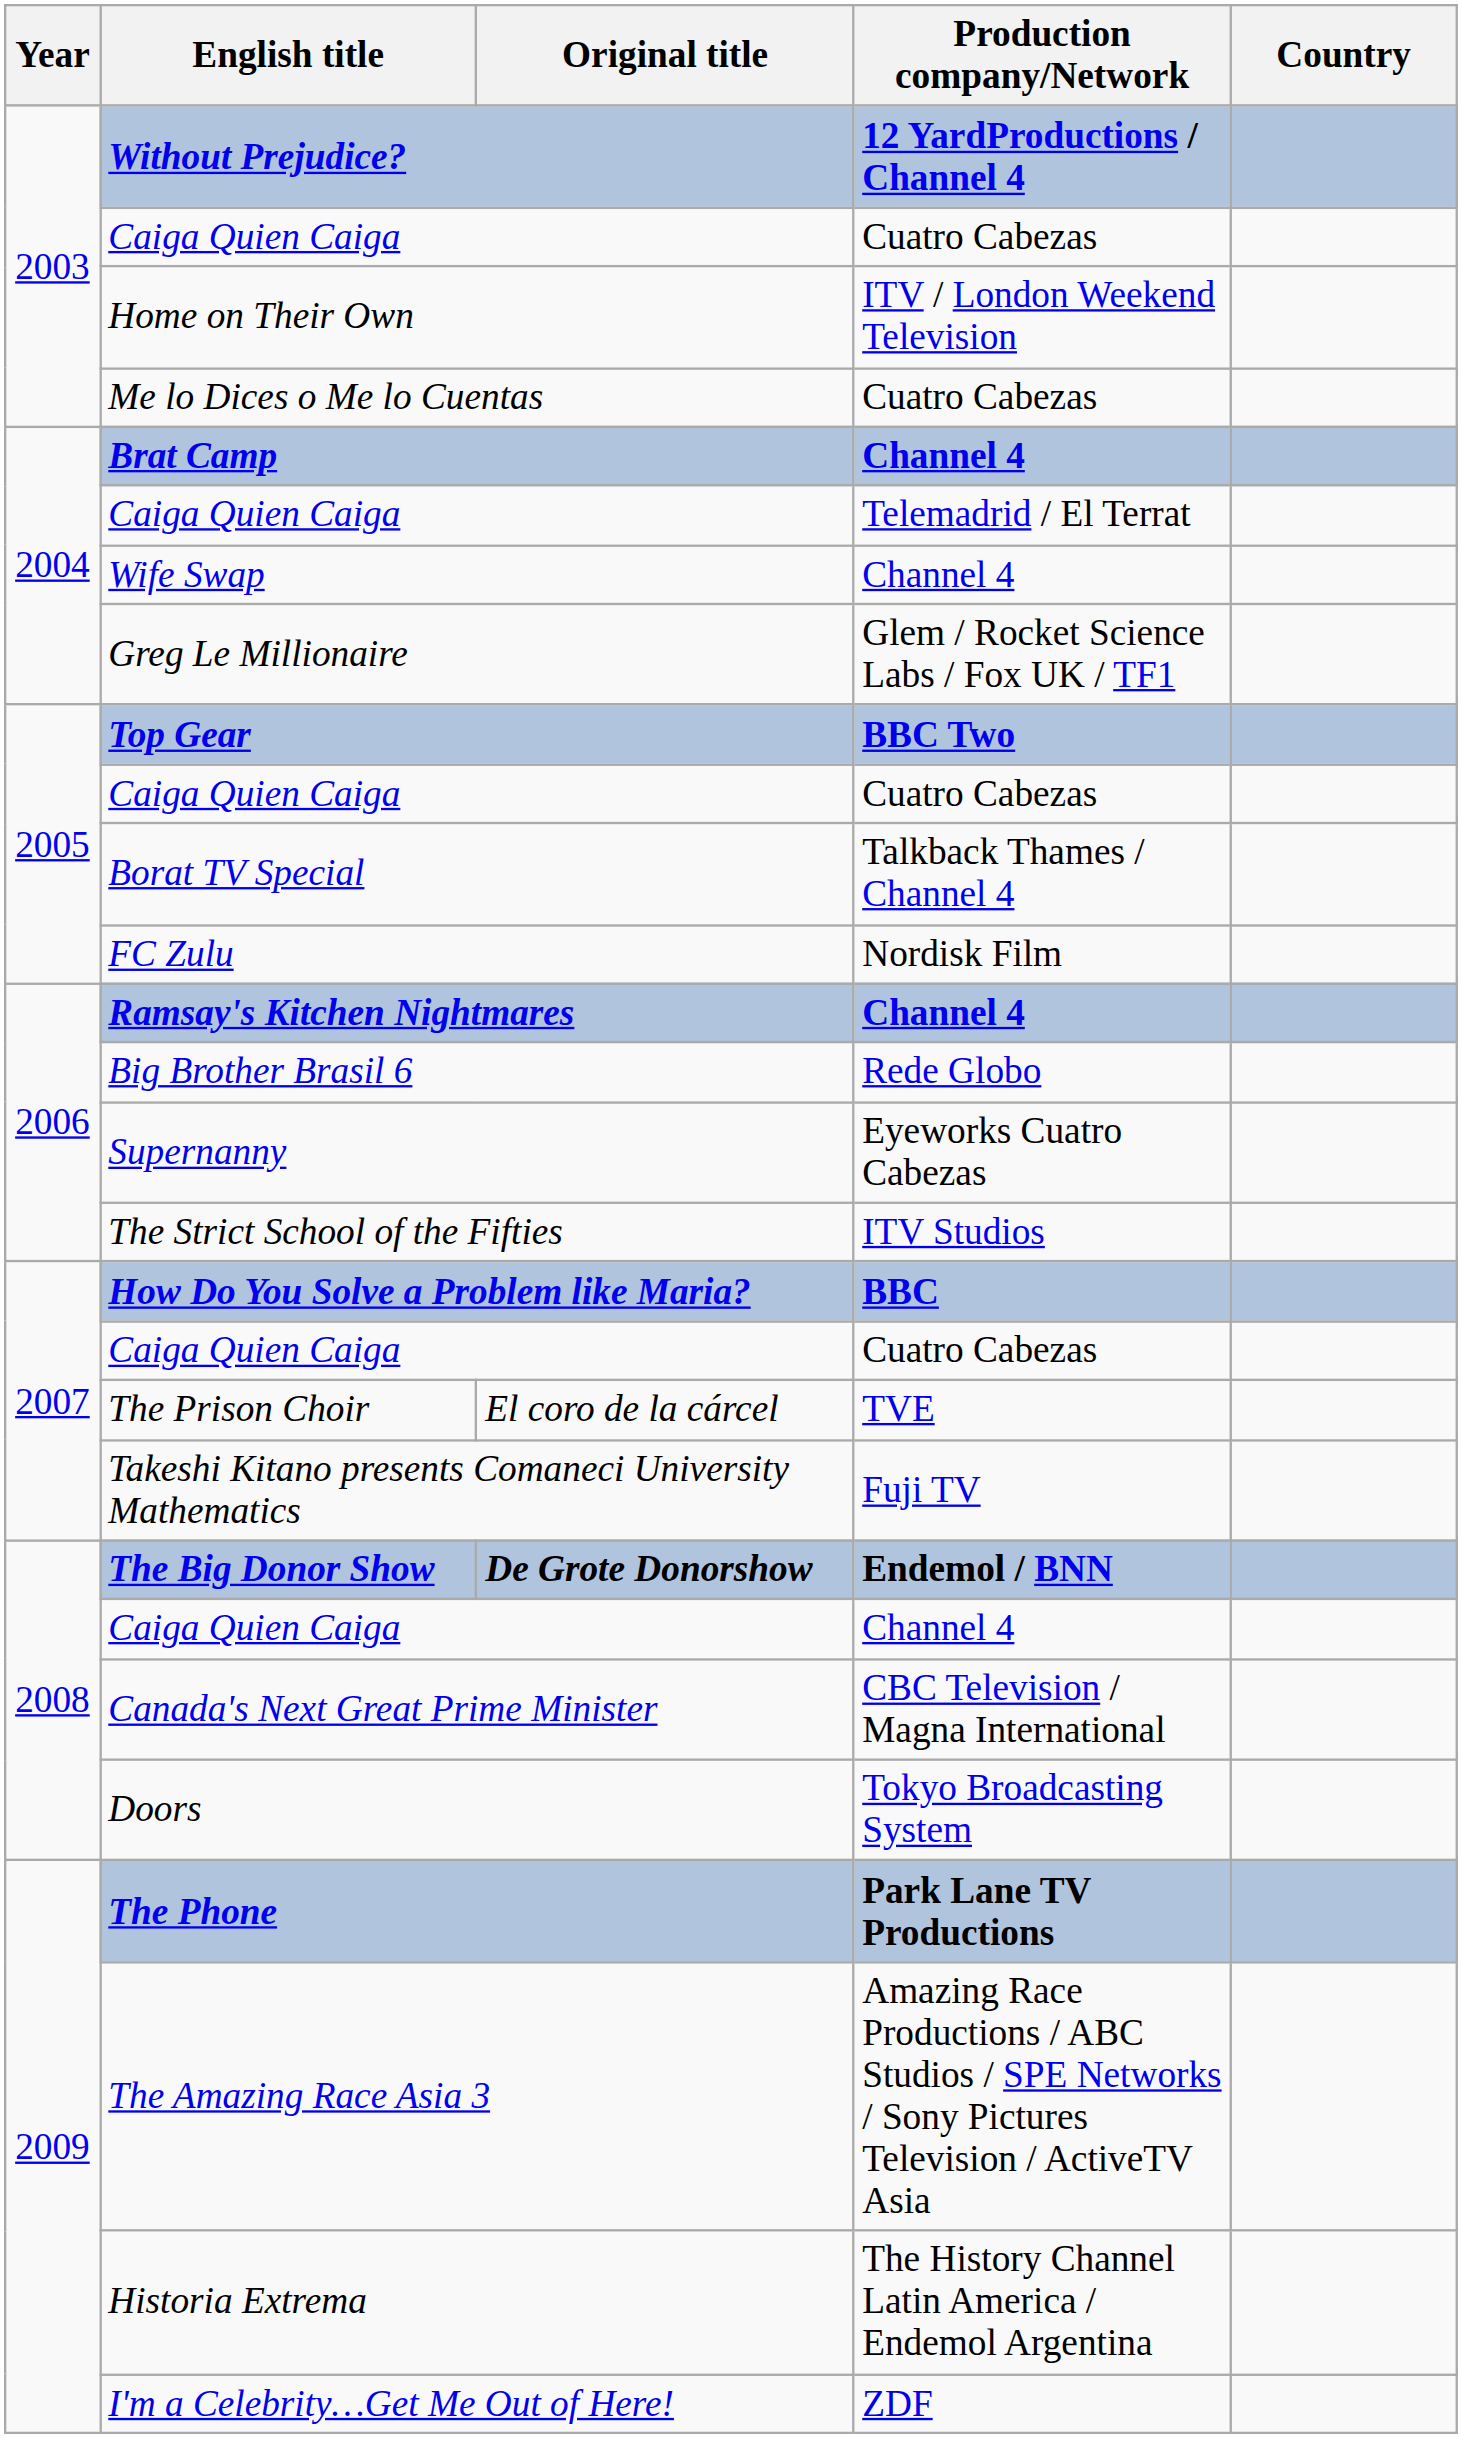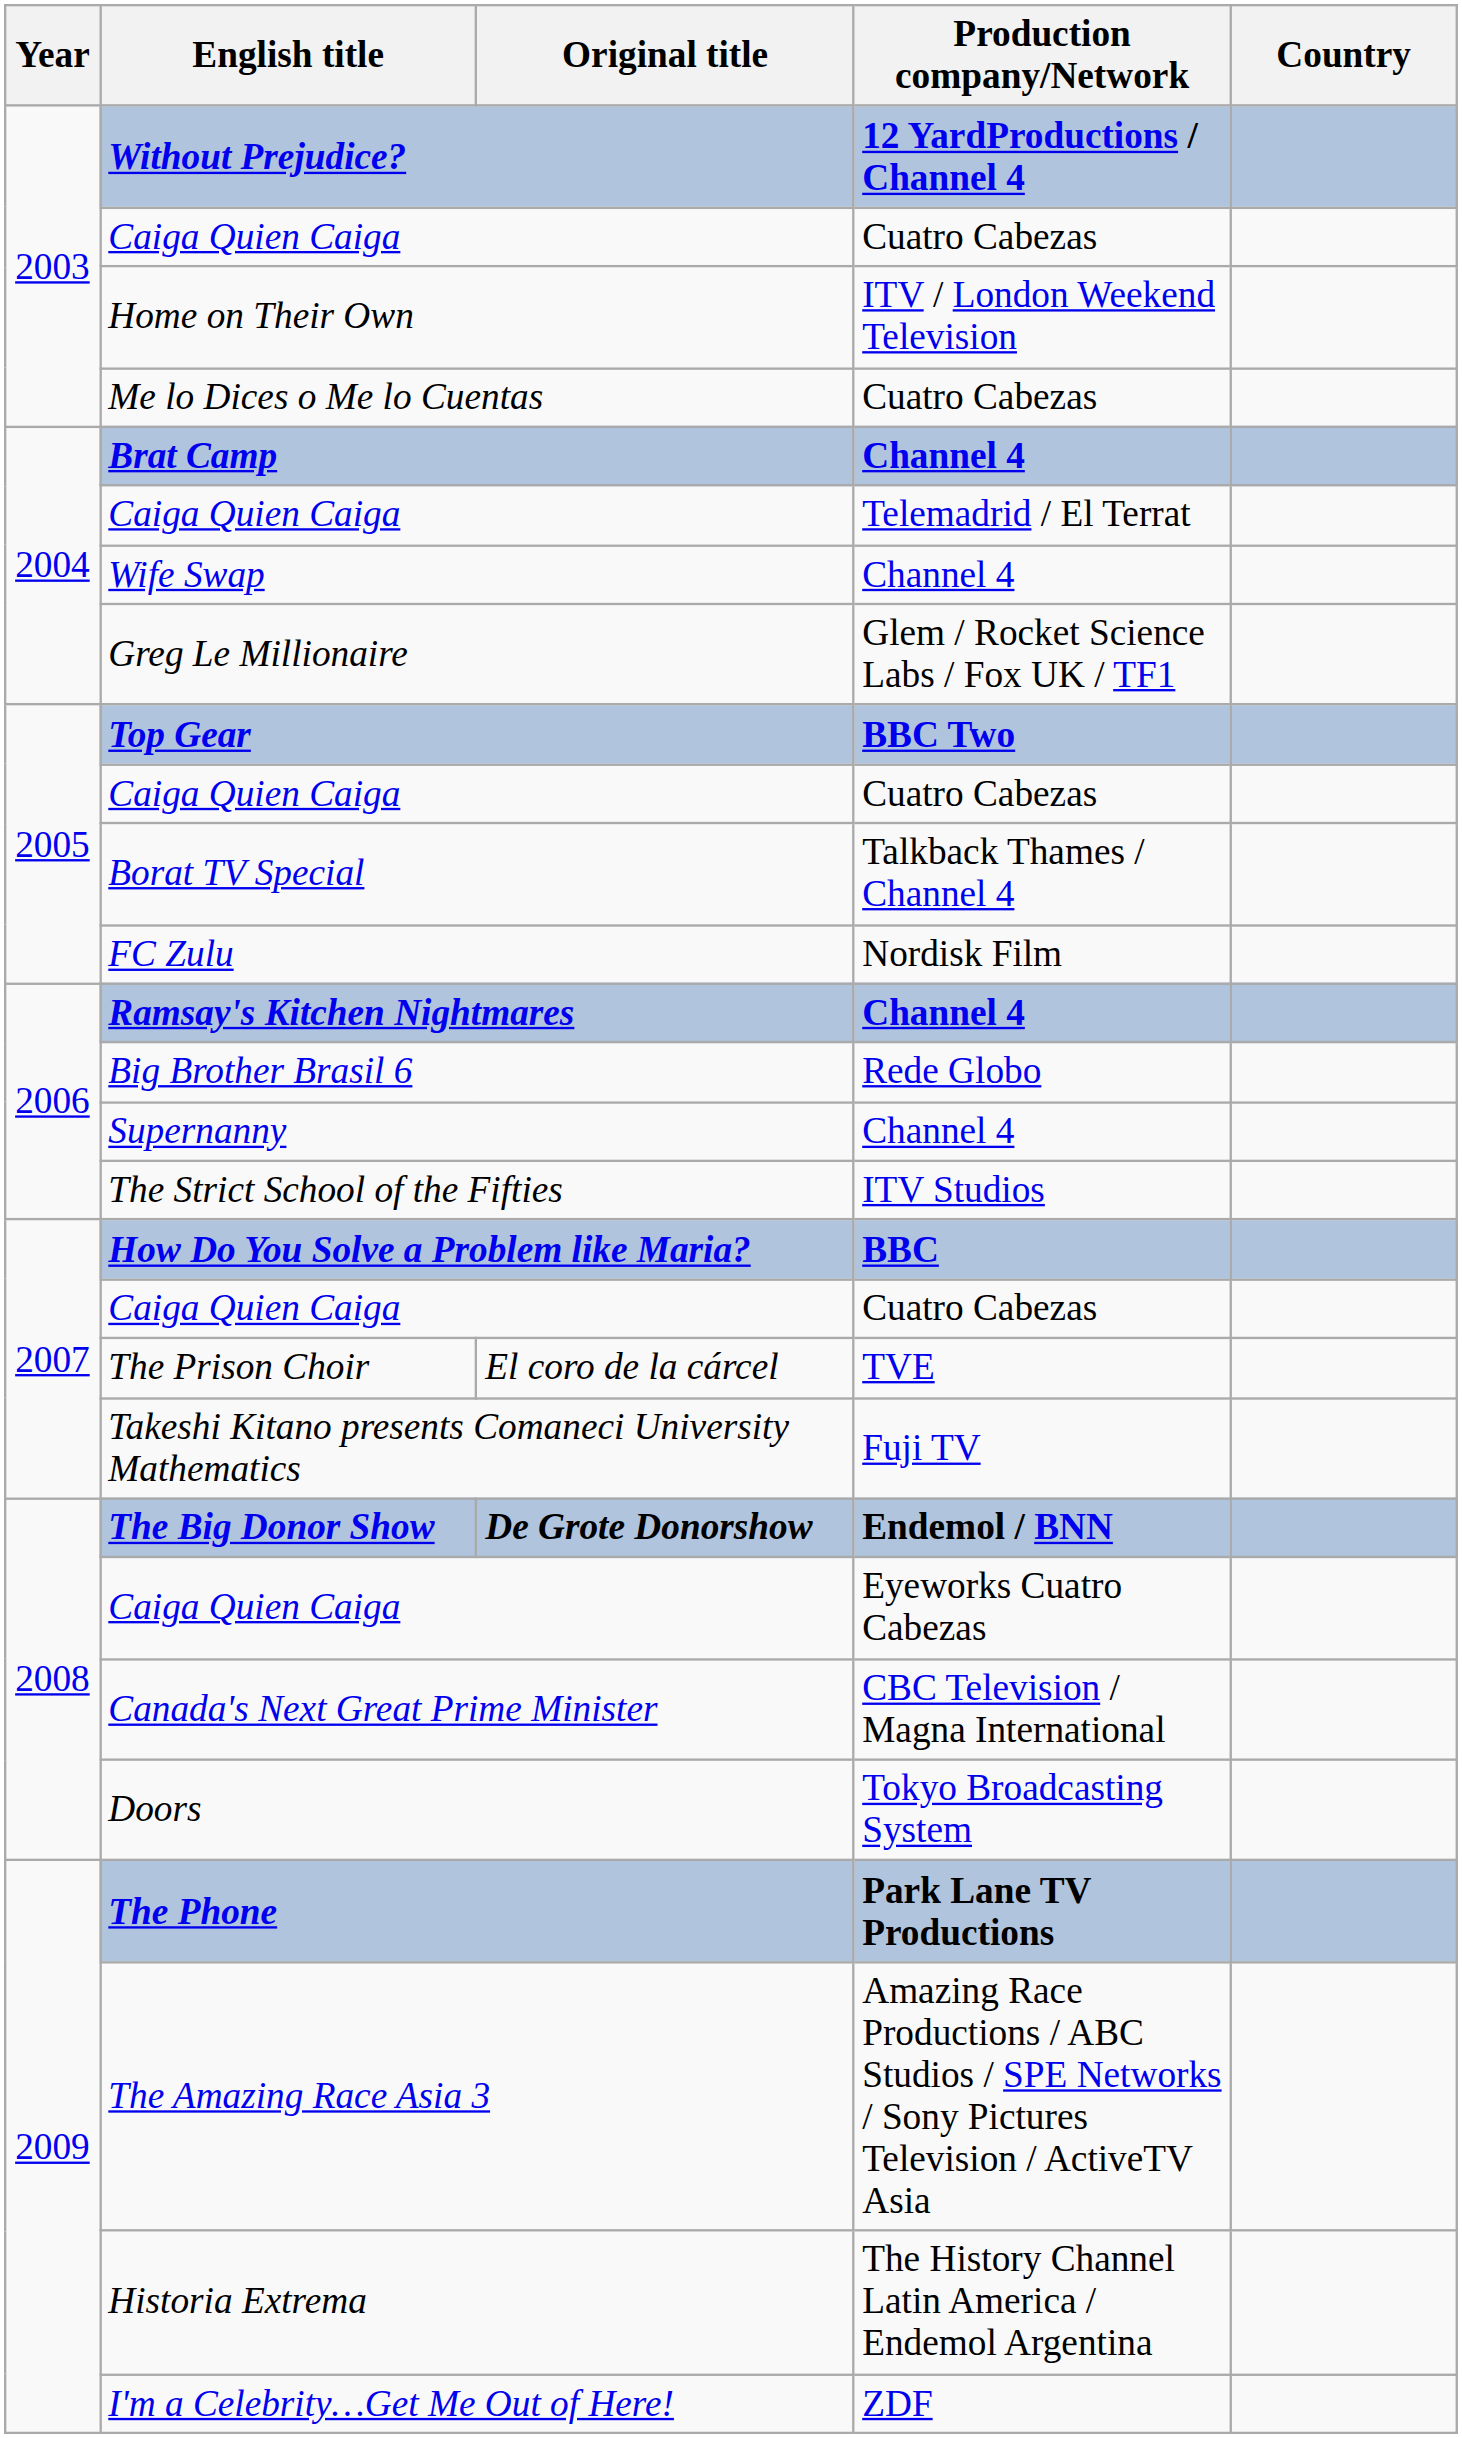(992, 1151) Eyeworks Cuatro Cabezas -> (938, 1130) Channel 4
(938, 1628) Channel 4 -> (992, 1607) Eyeworks Cuatro Cabezas
